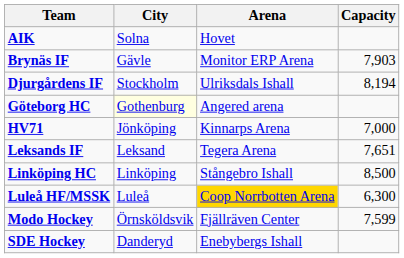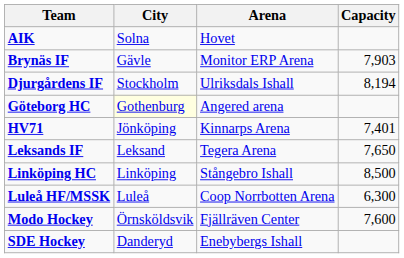(380, 128) 7,000 -> (380, 128) 7,401
(380, 151) 7,651 -> (380, 151) 7,650
(267, 196) gold background -> (267, 196) no background
(380, 219) 7,599 -> (380, 219) 7,600
